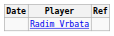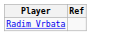- column: (16, 11)
